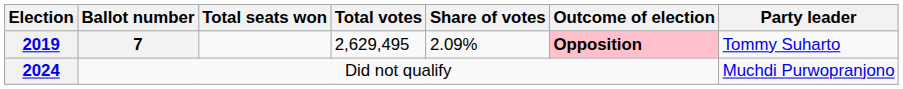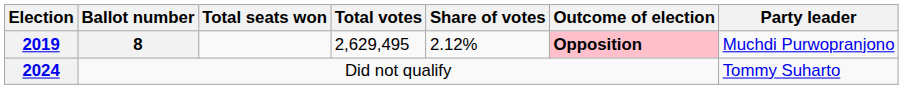(138, 44) 7 -> (138, 44) 8
(454, 44) 2.09% -> (454, 44) 2.12%
(781, 44) Tommy Suharto -> (809, 44) Muchdi Purwopranjono
(809, 71) Muchdi Purwopranjono -> (781, 71) Tommy Suharto
